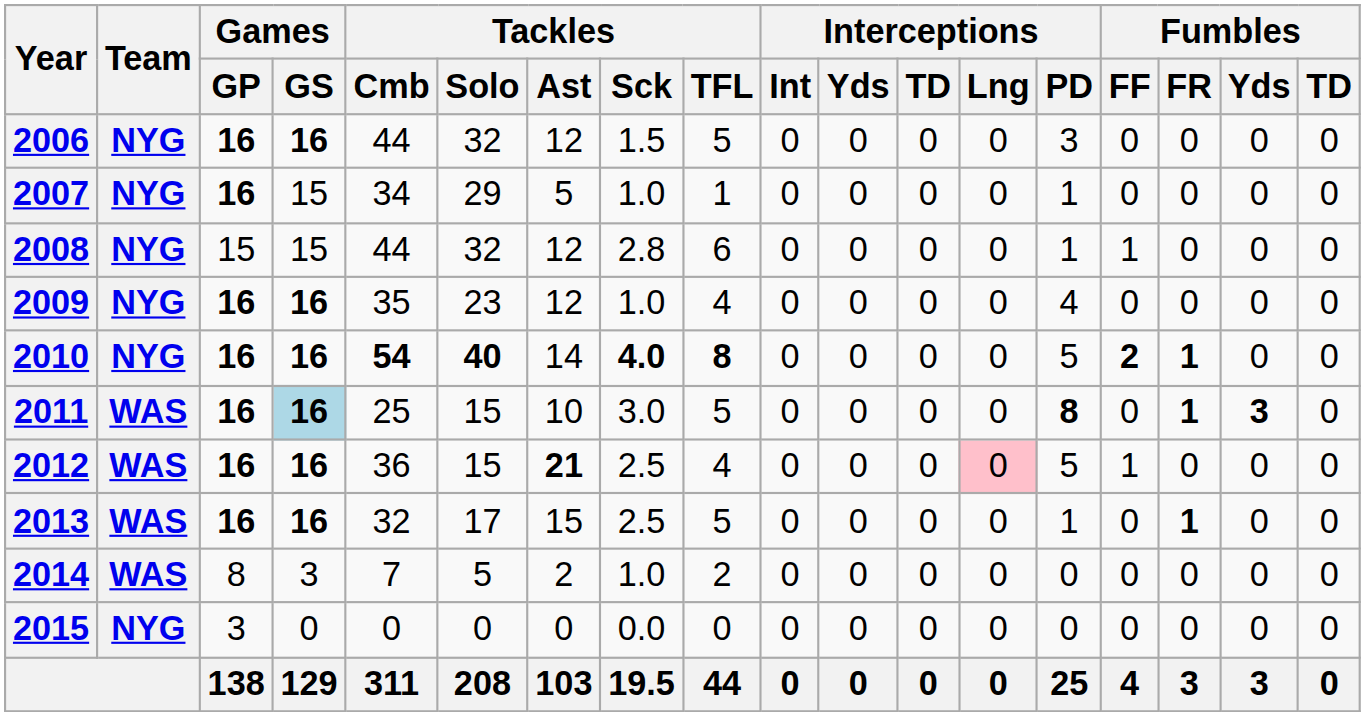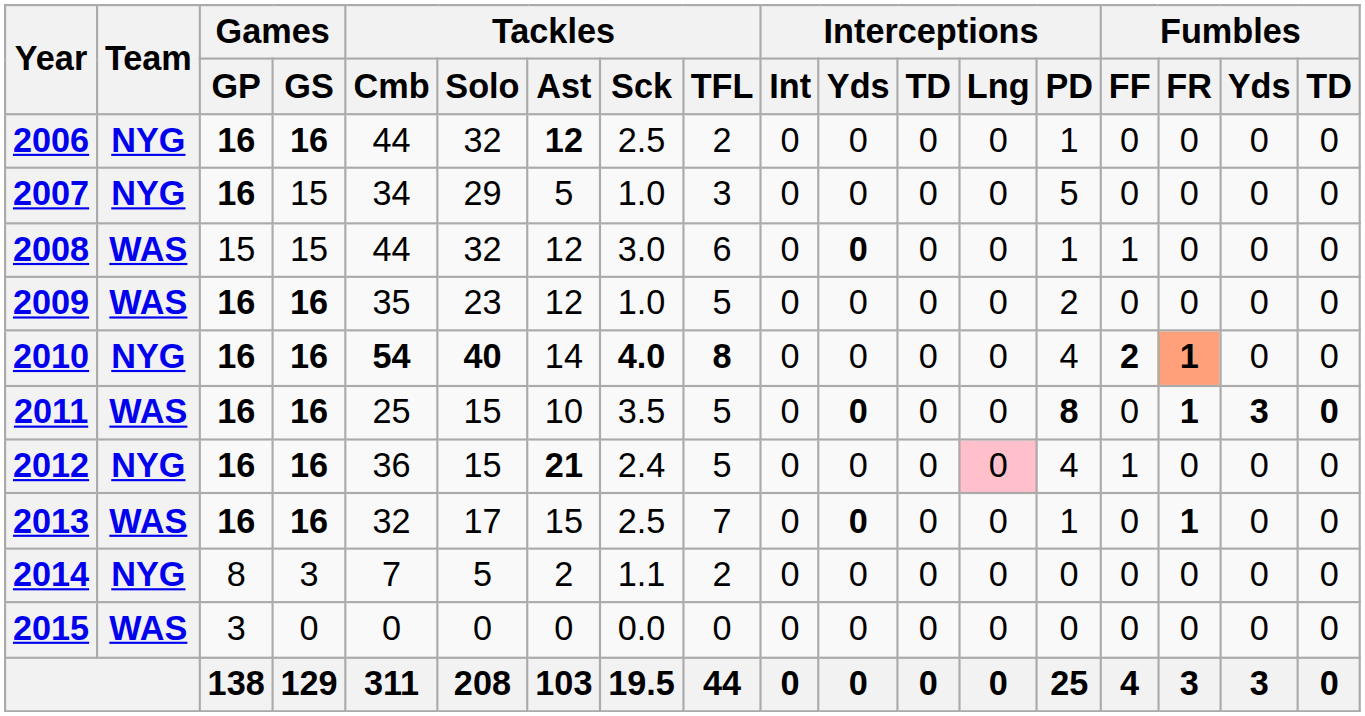(564, 140) normal -> (564, 140) bold
(642, 140) 1.5 -> (642, 140) 2.5
(722, 140) 5 -> (722, 140) 2
(1069, 140) 3 -> (1069, 140) 1
(722, 194) 1 -> (722, 194) 3
(1069, 194) 1 -> (1069, 194) 5
(148, 248) NYG -> (148, 248) WAS
(642, 248) 2.8 -> (642, 248) 3.0
(858, 248) normal -> (858, 248) bold
(148, 303) NYG -> (148, 303) WAS
(722, 303) 4 -> (722, 303) 5
(1069, 303) 4 -> (1069, 303) 2
(1069, 357) 5 -> (1069, 357) 4
(1189, 357) no background -> (1189, 357) lightsalmon background
(309, 411) lightblue background -> (309, 411) no background
(642, 411) 3.0 -> (642, 411) 3.5
(858, 411) normal -> (858, 411) bold
(1329, 411) normal -> (1329, 411) bold
(148, 466) WAS -> (148, 466) NYG
(642, 466) 2.5 -> (642, 466) 2.4
(722, 466) 4 -> (722, 466) 5
(1069, 466) 5 -> (1069, 466) 4
(722, 520) 5 -> (722, 520) 7
(858, 520) normal -> (858, 520) bold
(148, 574) WAS -> (148, 574) NYG
(642, 574) 1.0 -> (642, 574) 1.1
(148, 628) NYG -> (148, 628) WAS
